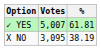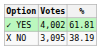(53, 25) 5,007 -> (53, 25) 4,002
